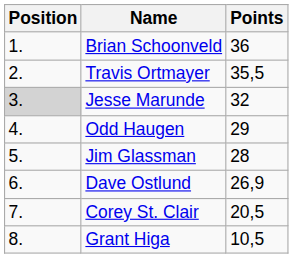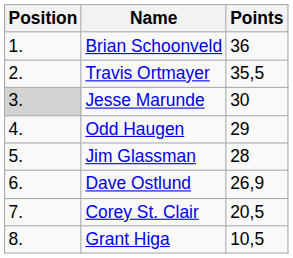(240, 101) 32 -> (240, 101) 30
